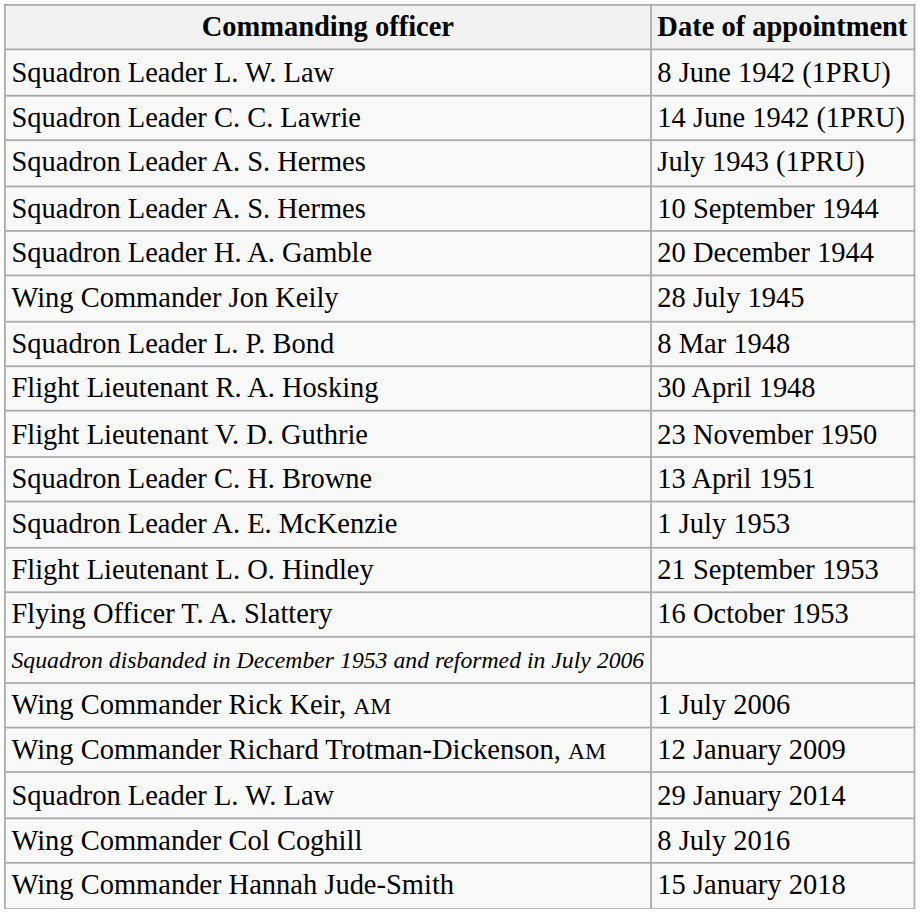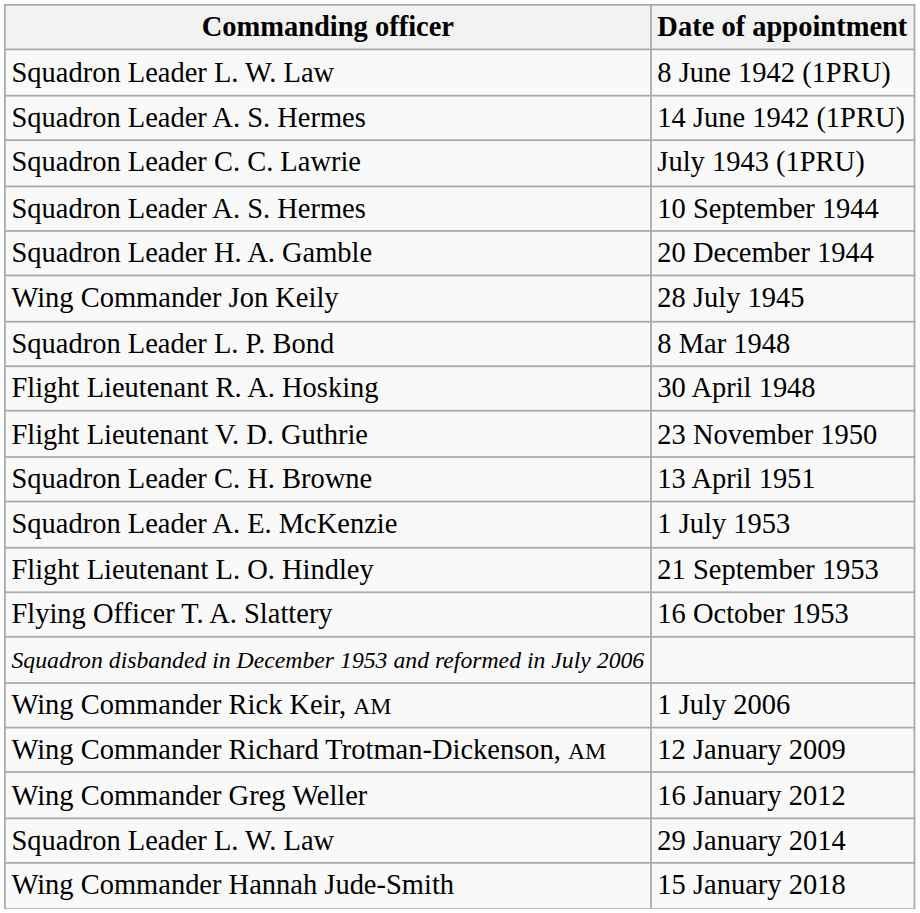(186, 117) Squadron Leader C. C. Lawrie -> (189, 117) Squadron Leader A. S. Hermes
(189, 162) Squadron Leader A. S. Hermes -> (186, 162) Squadron Leader C. C. Lawrie
+ row: (752, 794)
- row: (724, 840)
